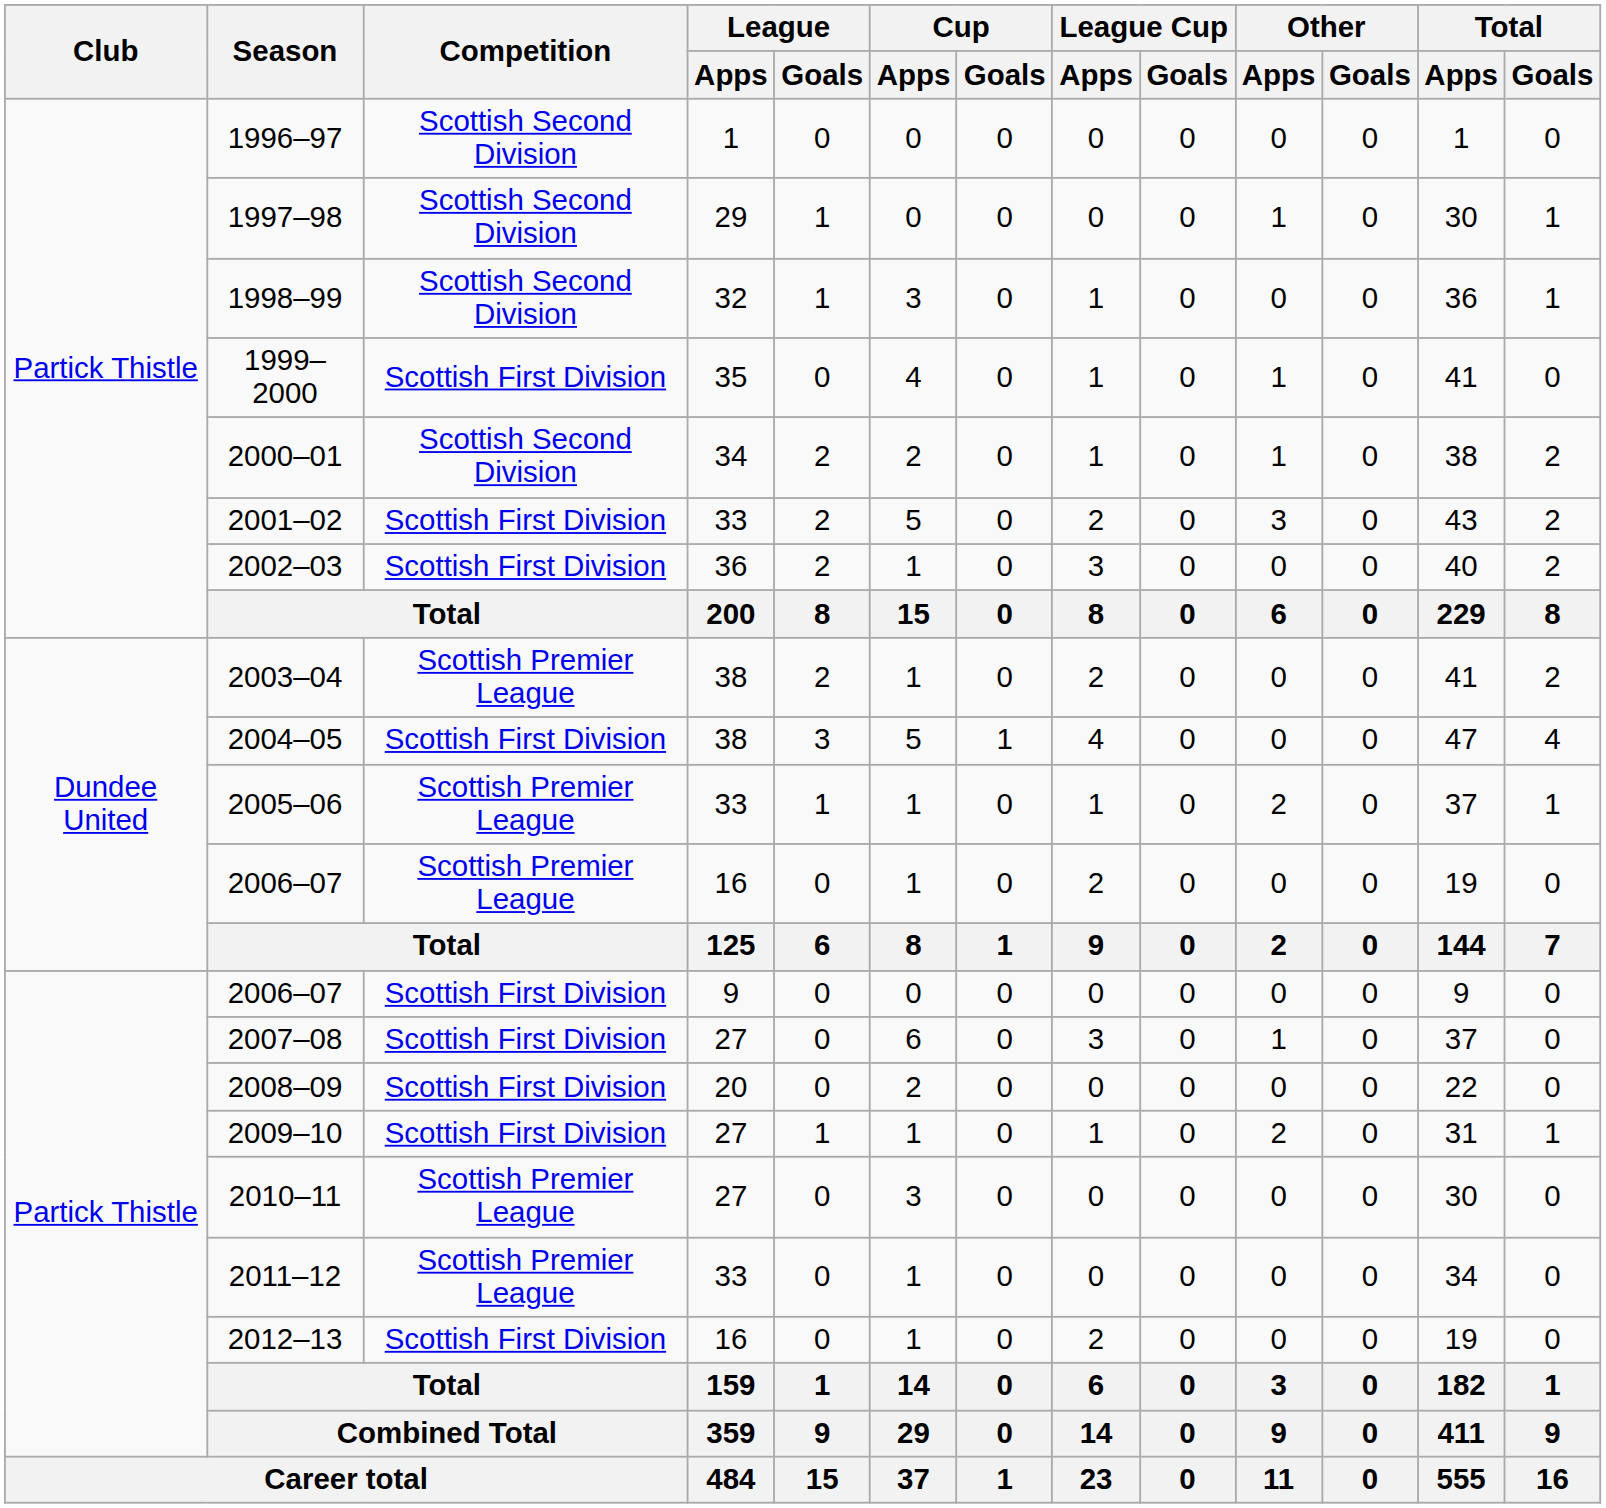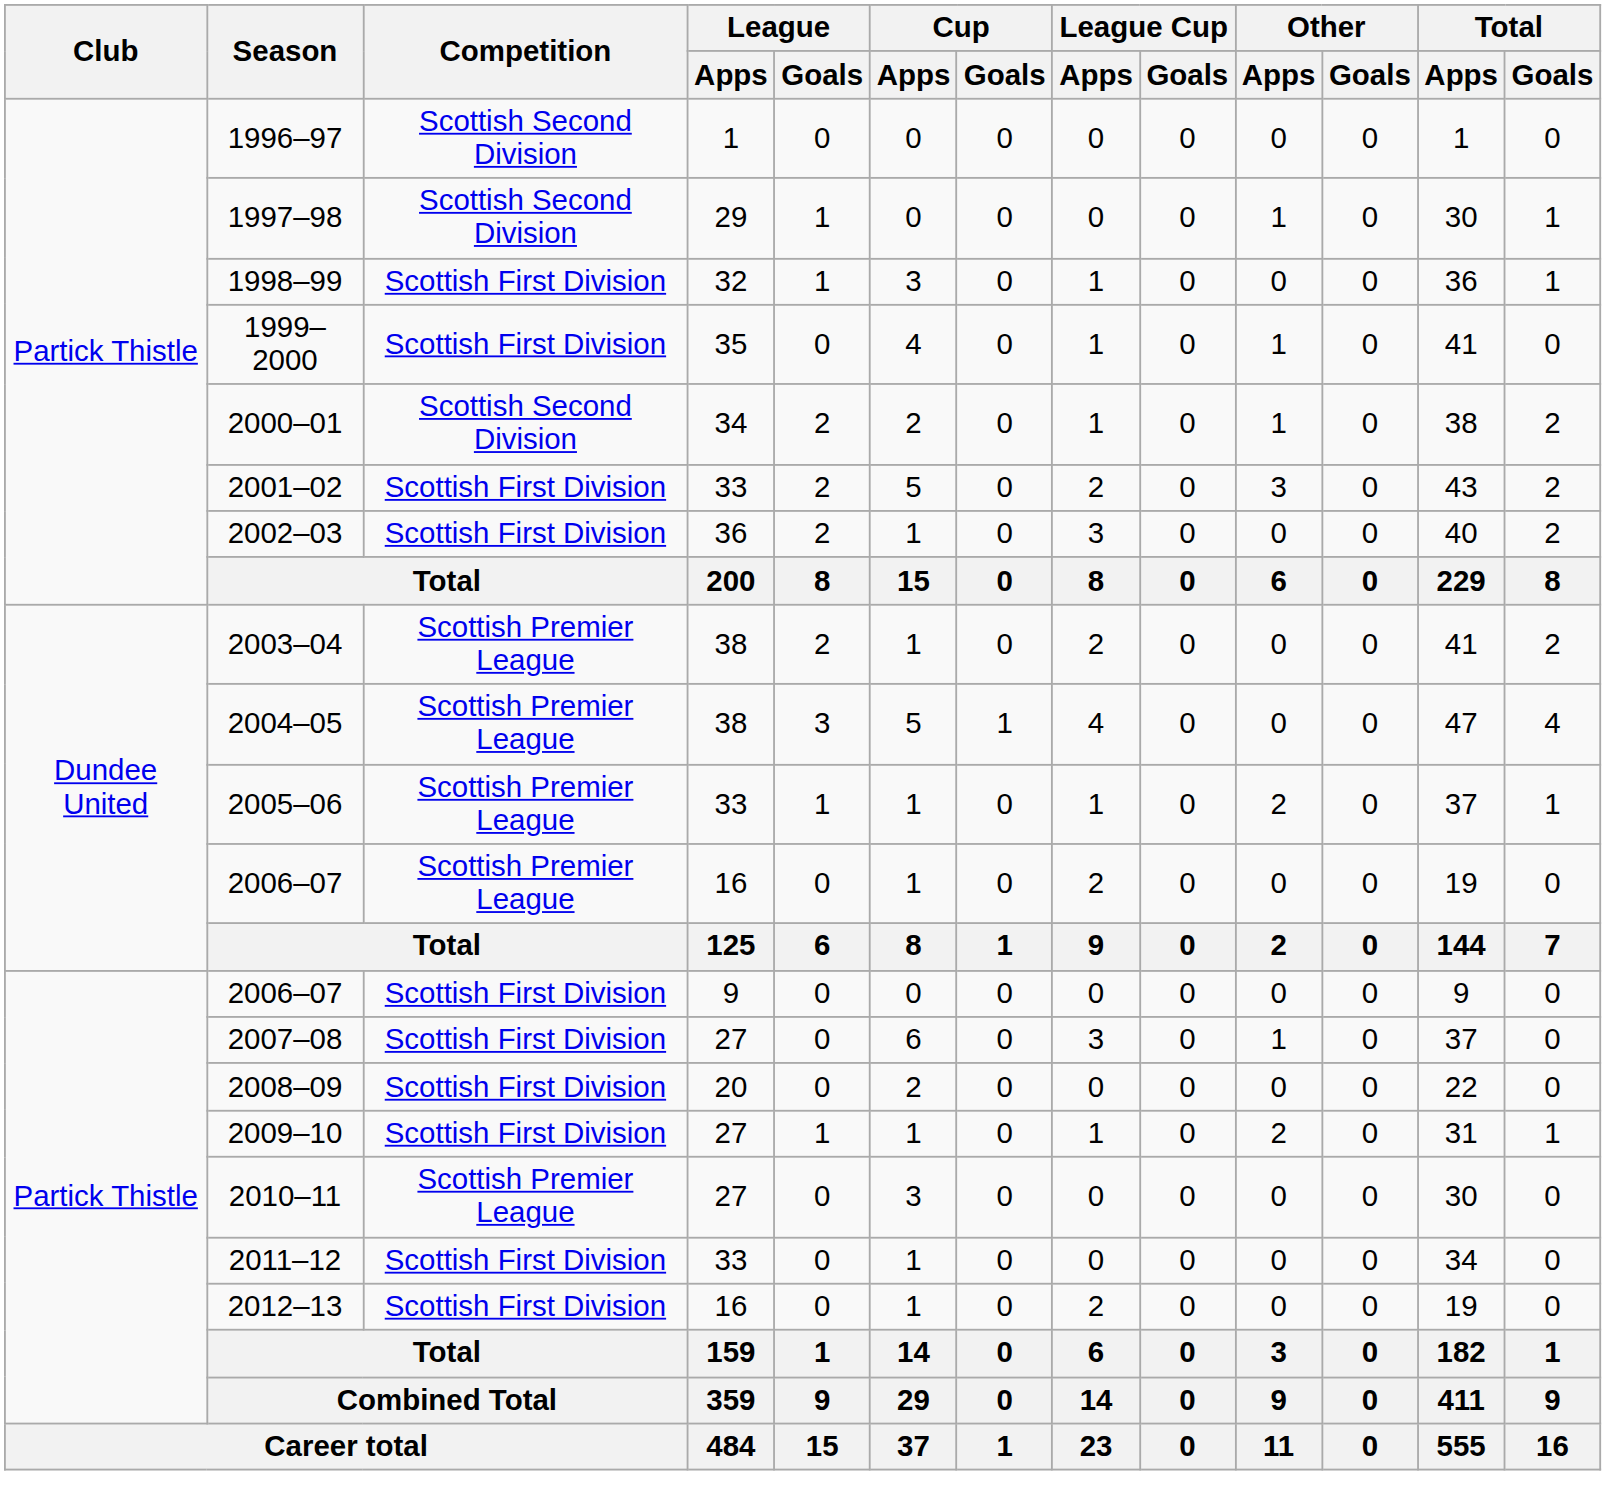(525, 297) Scottish Second Division -> (525, 280) Scottish First Division
(525, 740) Scottish First Division -> (525, 723) Scottish Premier League
(525, 1276) Scottish Premier League -> (525, 1259) Scottish First Division
